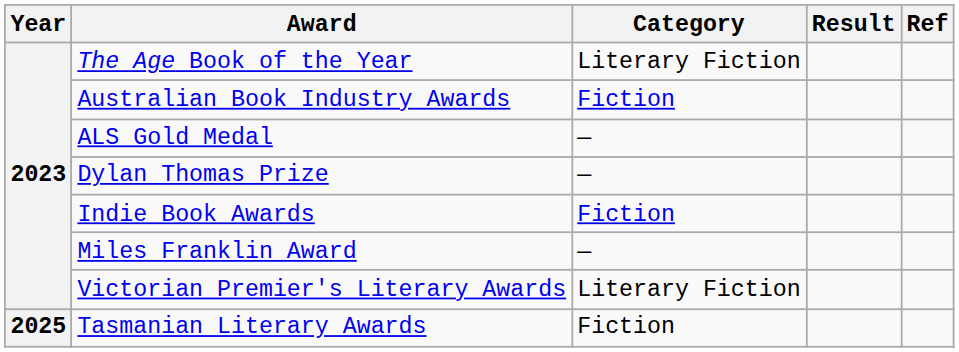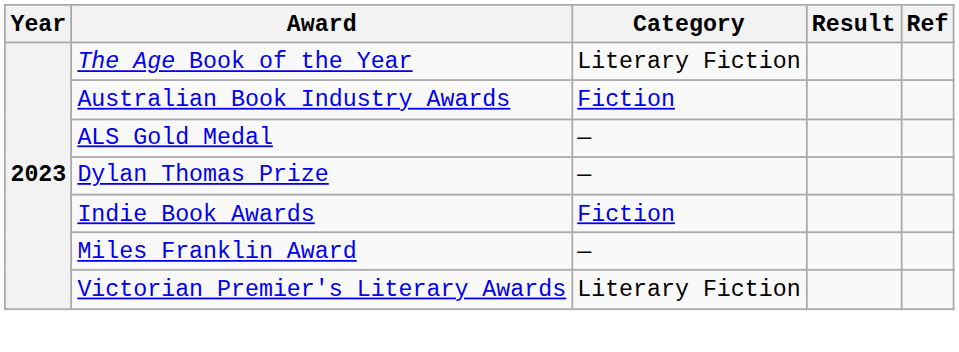- row: (252, 327)
